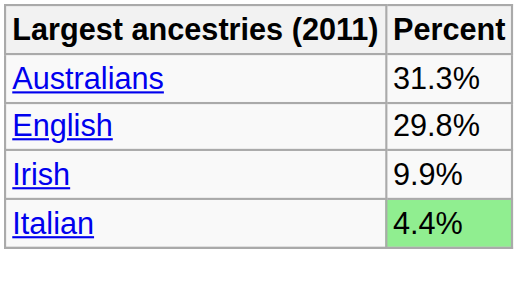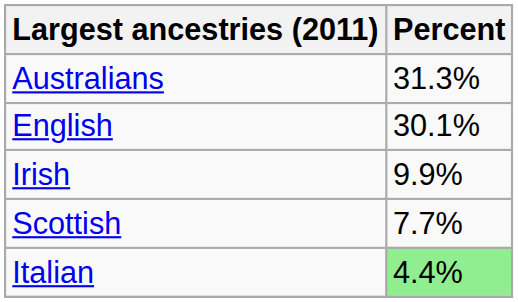(436, 127) 29.8% -> (436, 127) 30.1%
+ row: (67, 224)
